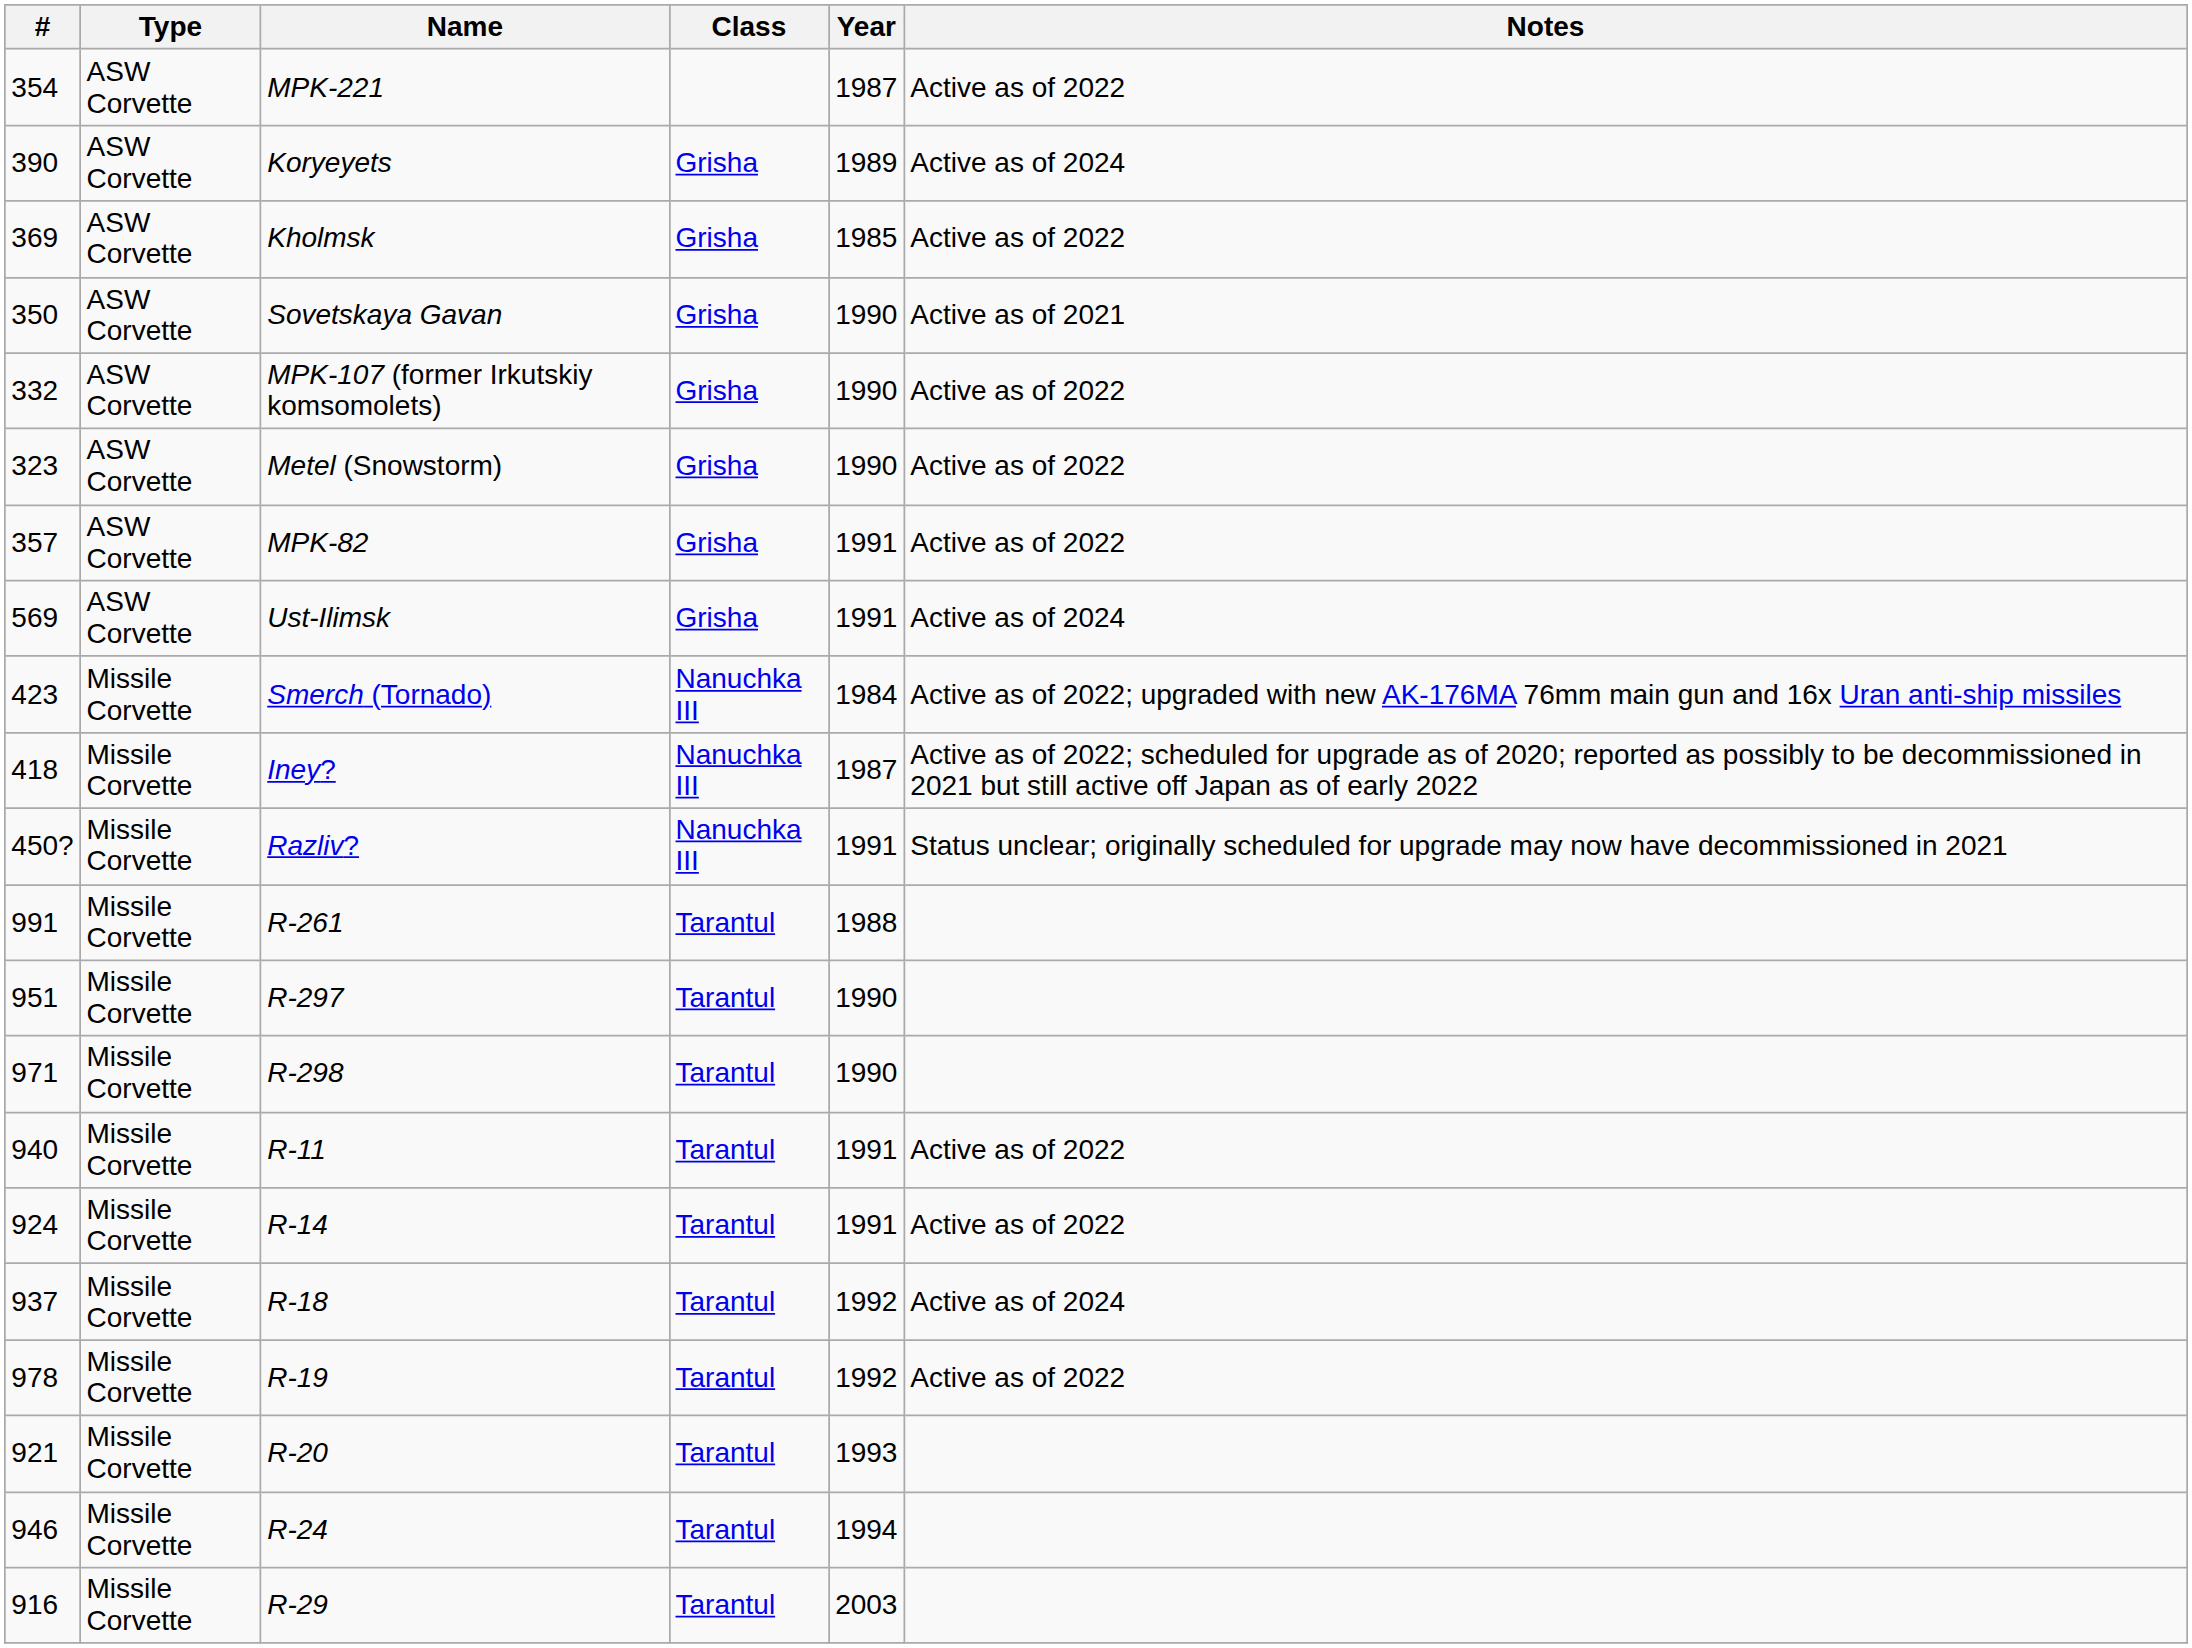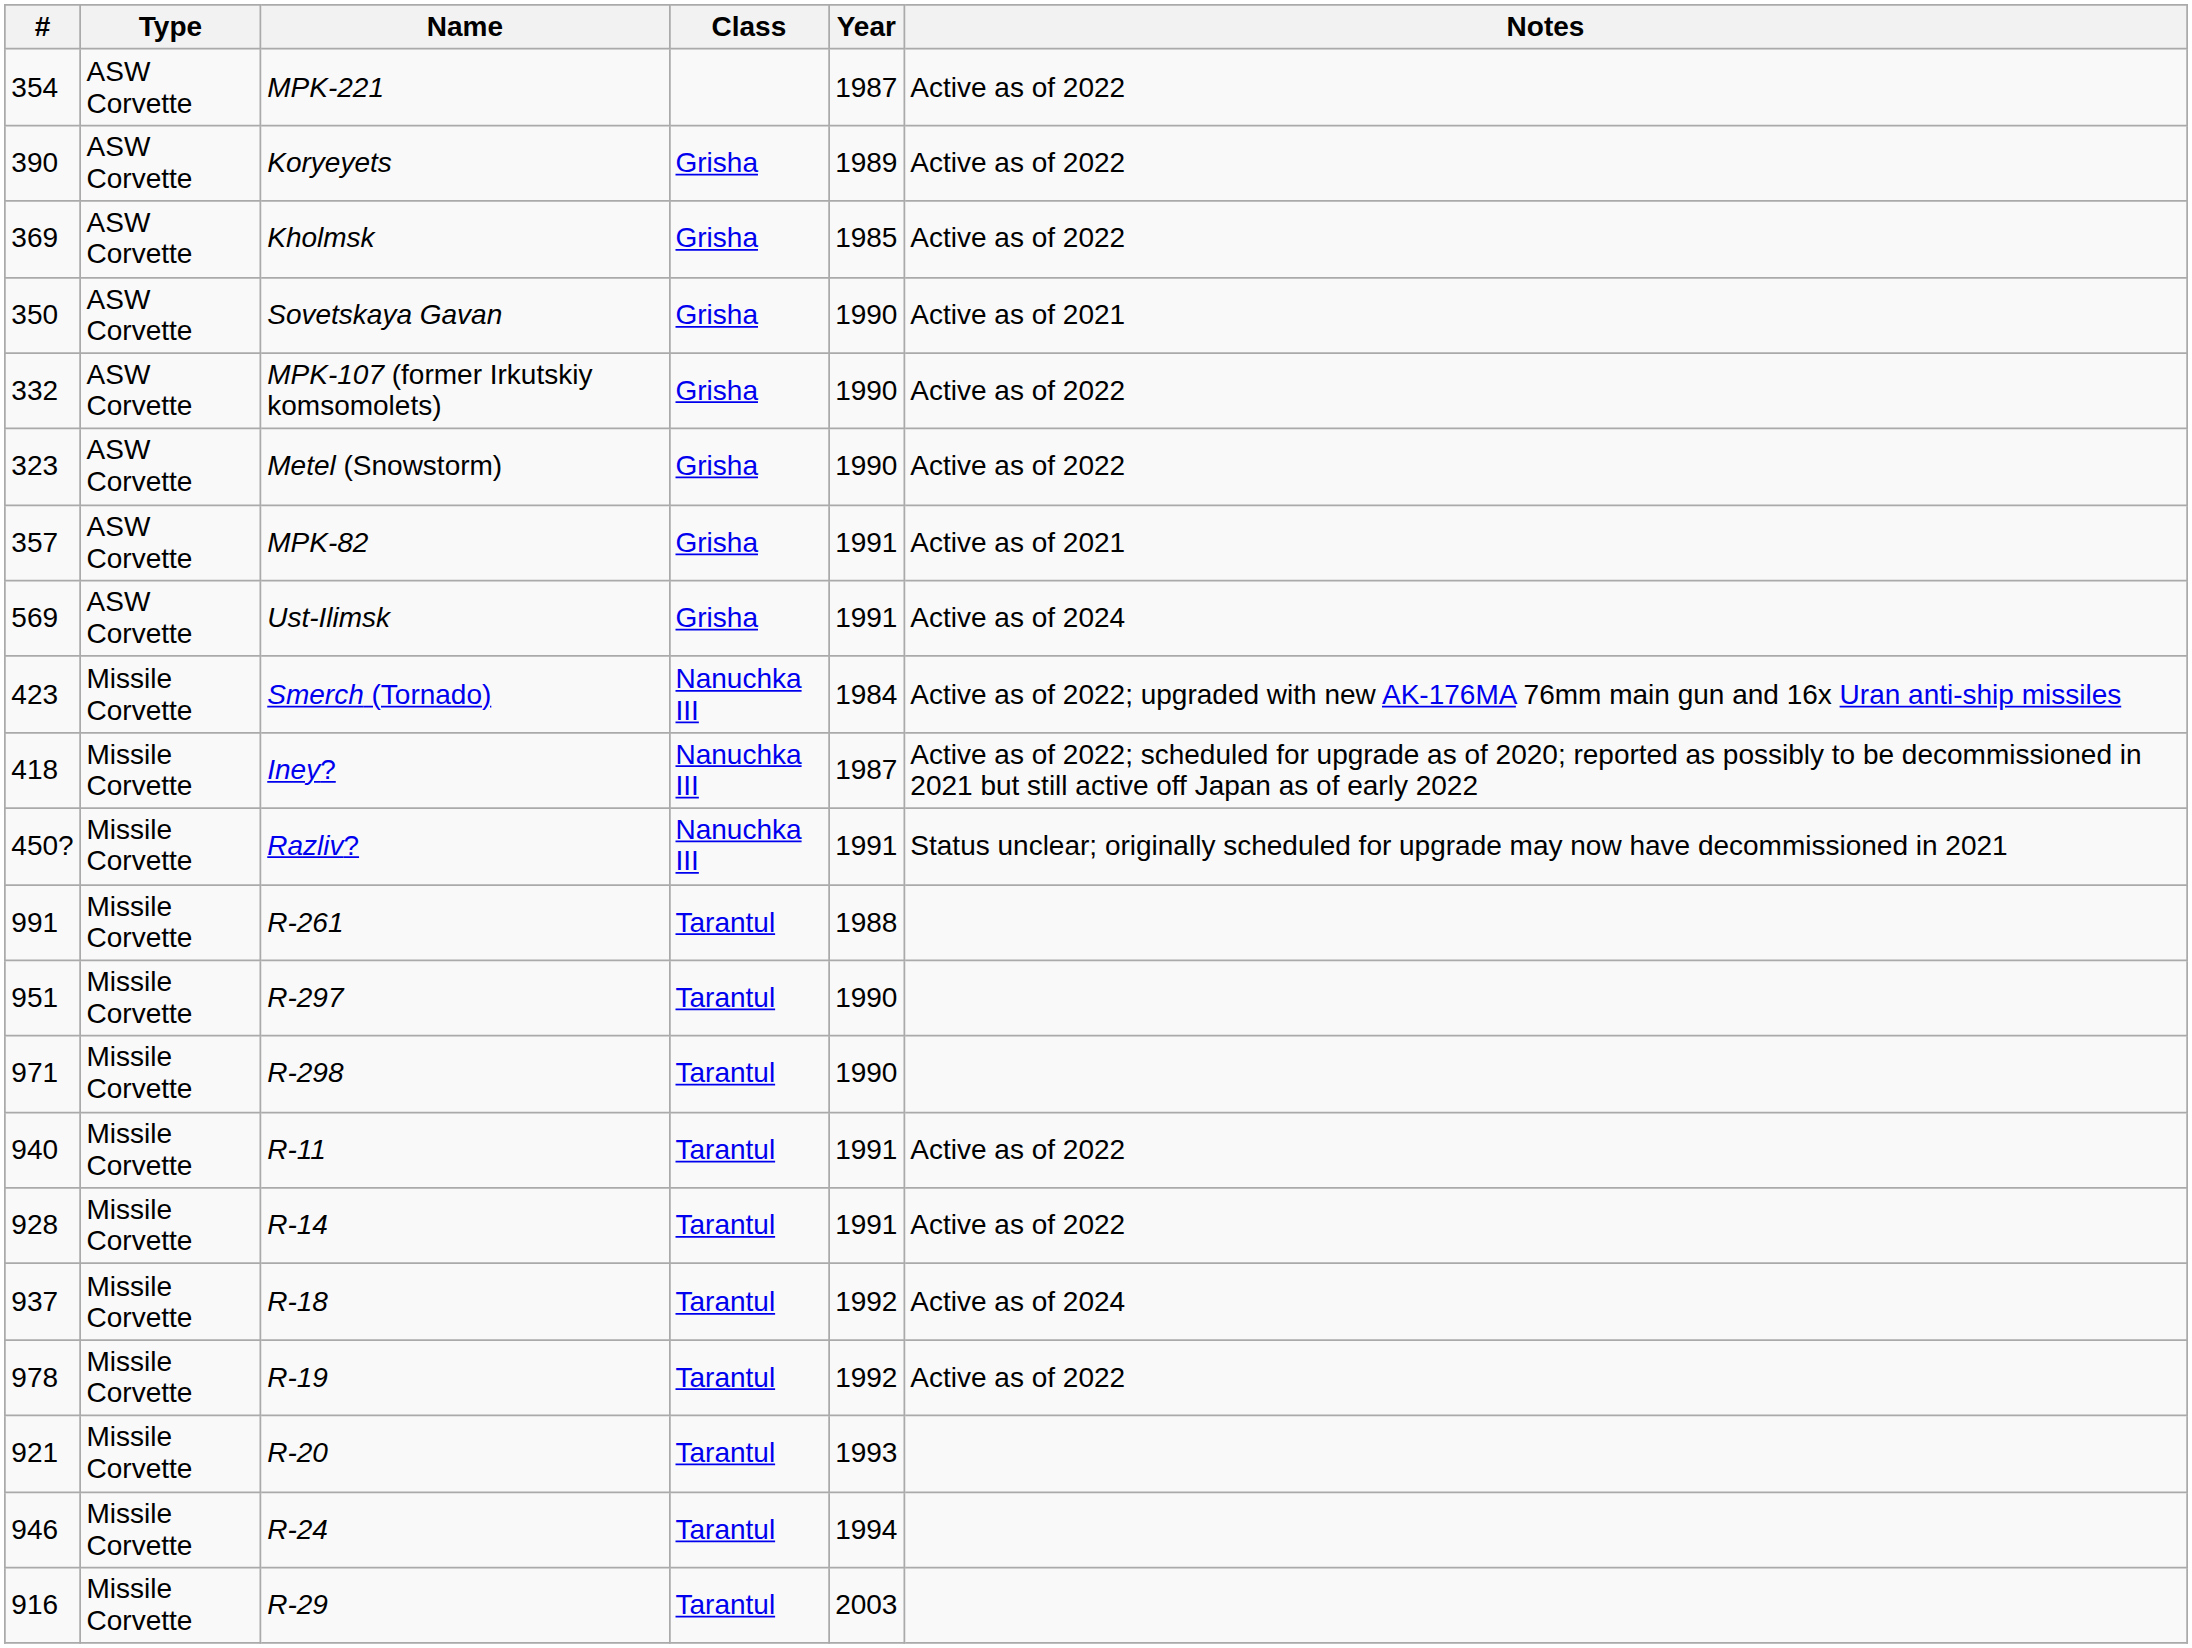(1018, 162) Active as of 2024 -> (1018, 162) Active as of 2022
(1018, 542) Active as of 2022 -> (1018, 542) Active as of 2021
(35, 1225) 924 -> (35, 1225) 928
